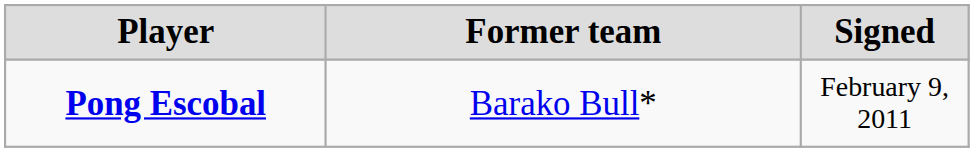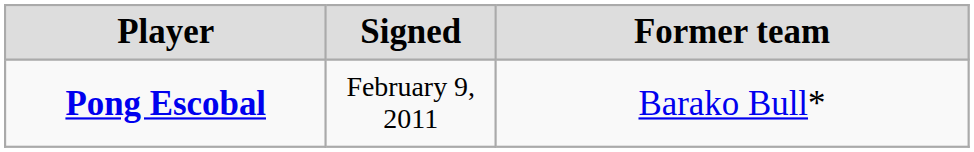columns swapped: (885, 32) <-> (563, 32)
